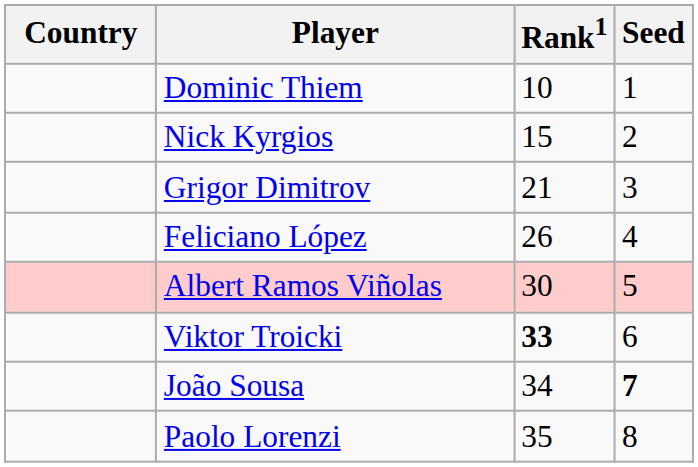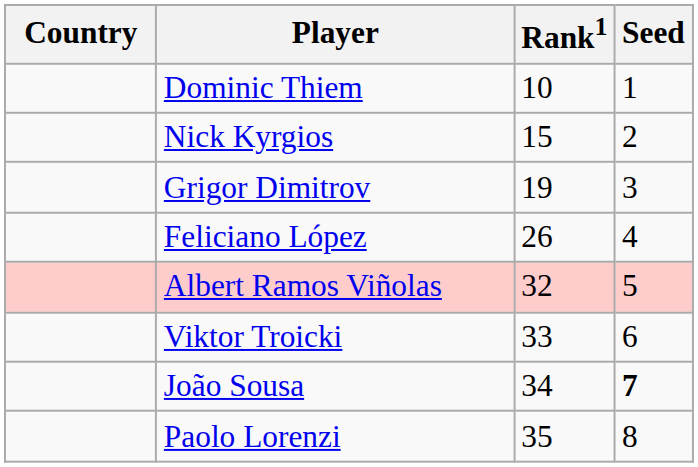(537, 187) 21 -> (537, 187) 19
(537, 286) 30 -> (537, 286) 32
(537, 336) bold -> (537, 336) normal
